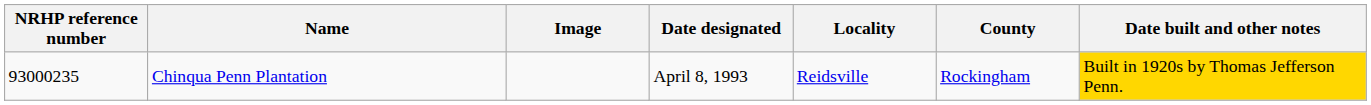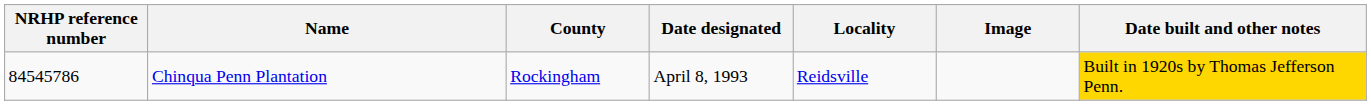columns swapped: (578, 28) <-> (1008, 28)
(44, 76) 93000235 -> (44, 76) 84545786
